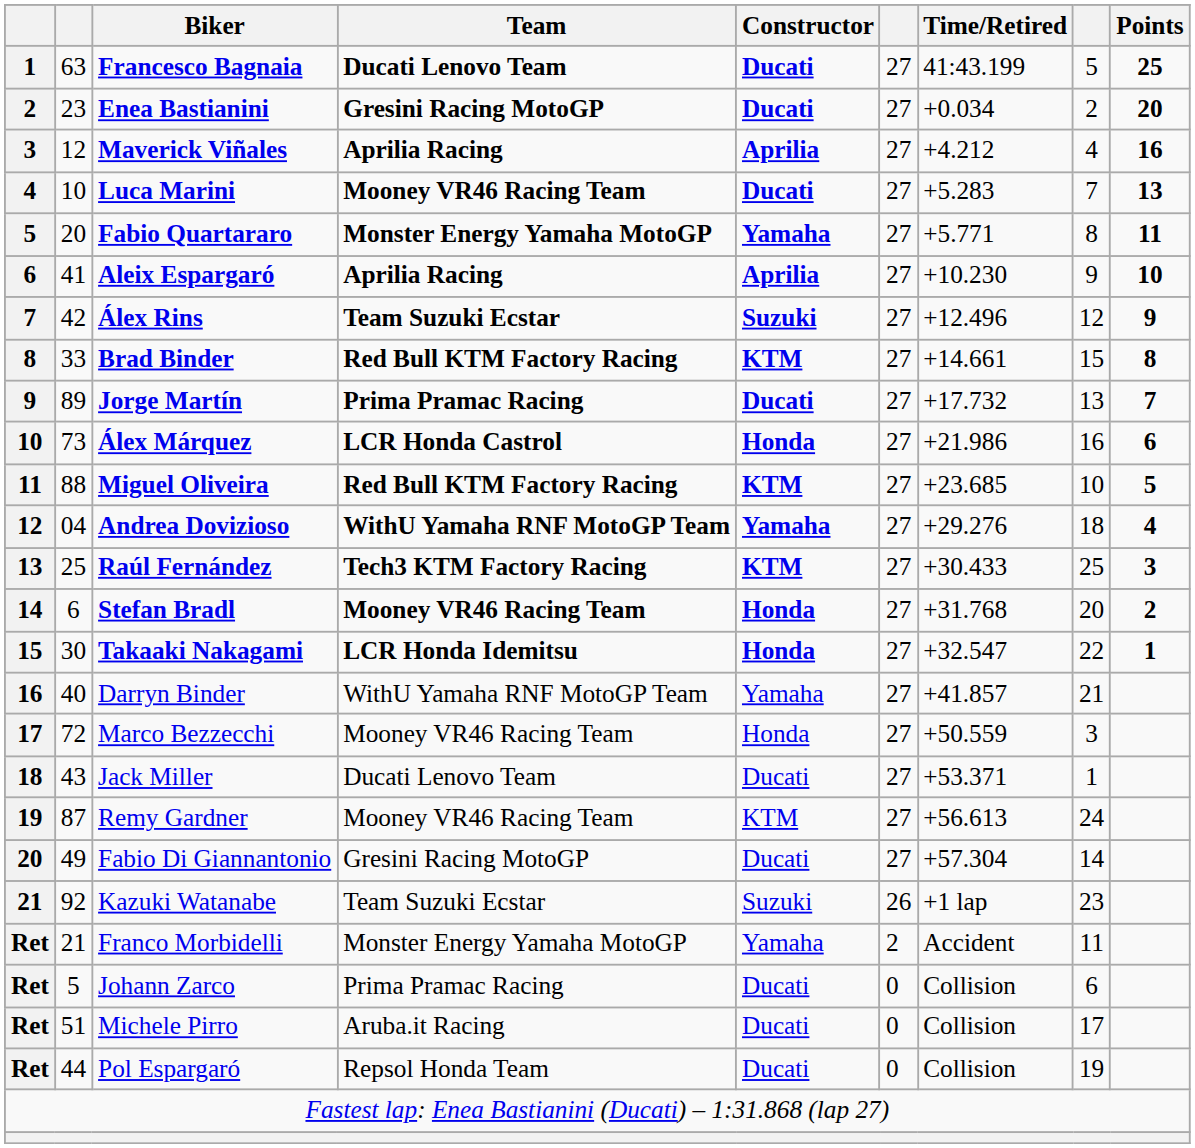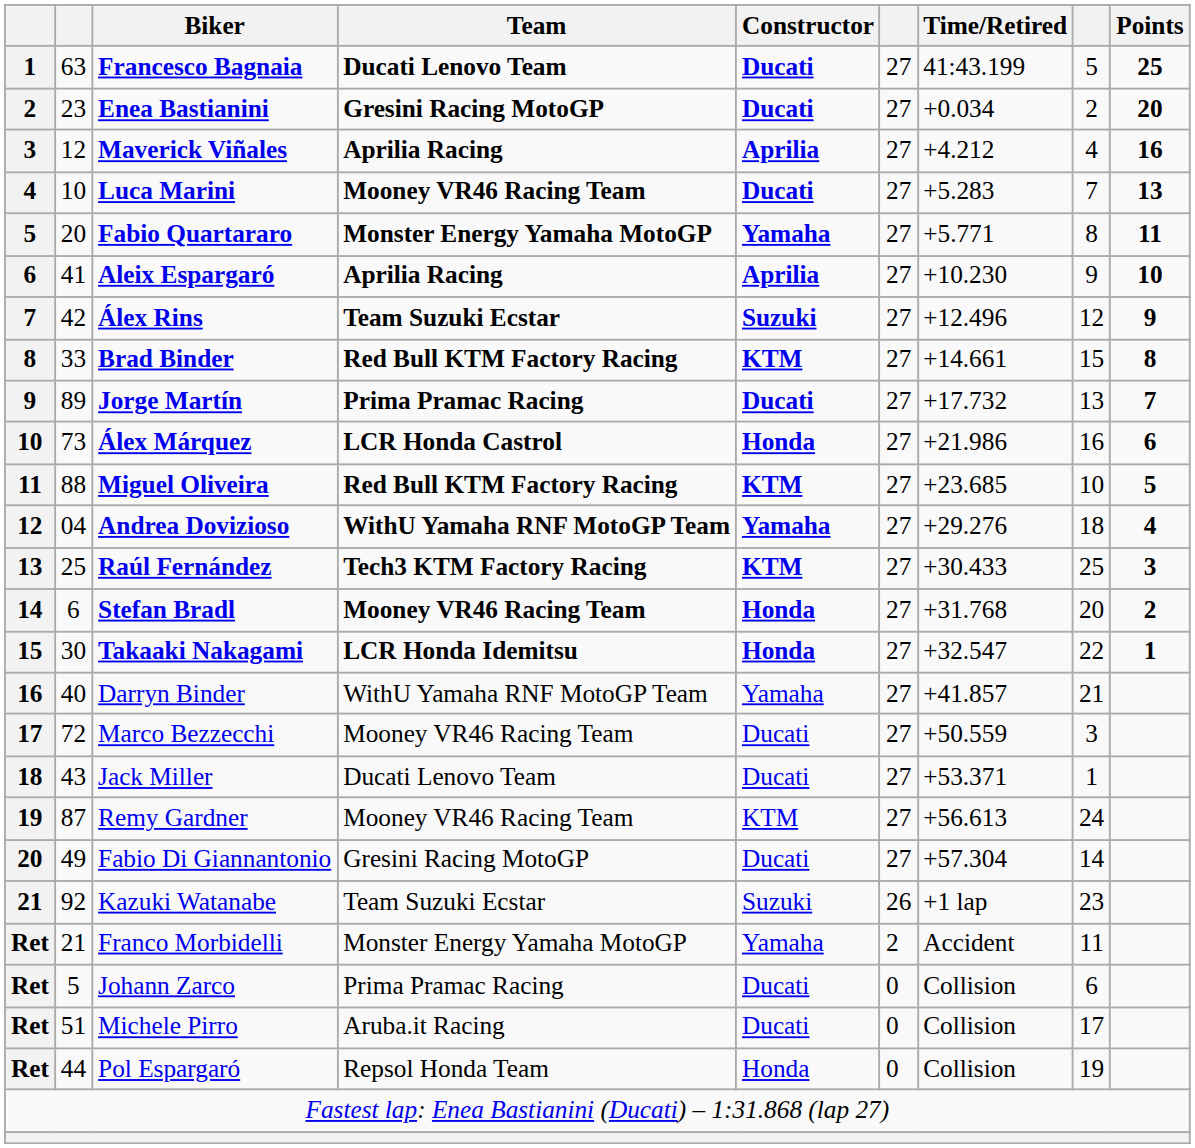(776, 734) Honda -> (776, 734) Ducati
(776, 1068) Ducati -> (776, 1068) Honda
